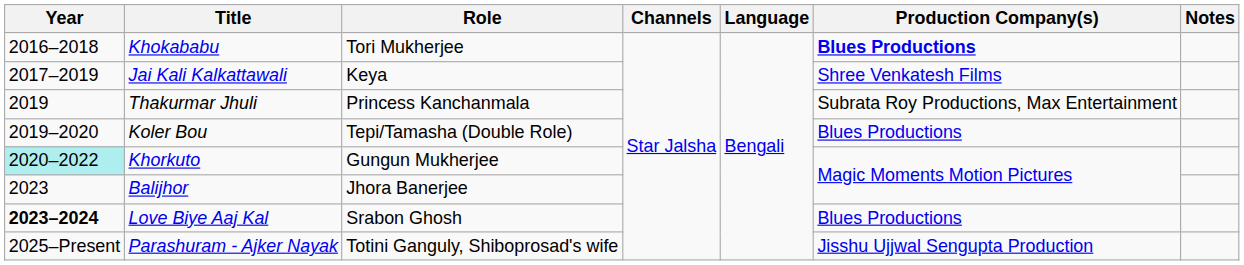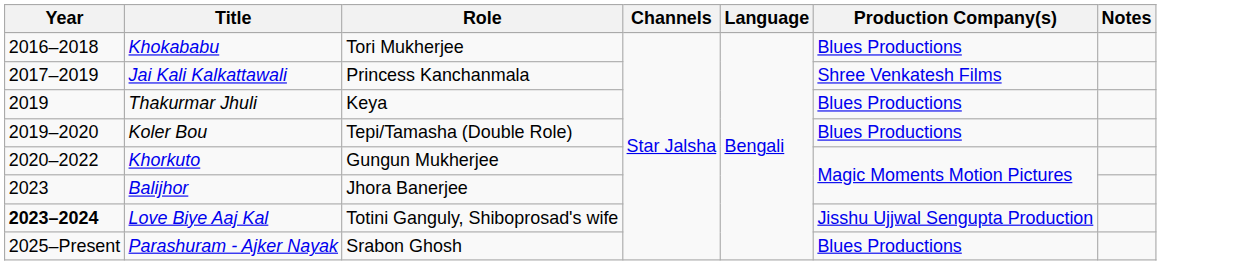(897, 47) bold -> (890, 47) normal
(367, 75) Keya -> (438, 75) Princess Kanchanmala
(438, 103) Princess Kanchanmala -> (367, 103) Keya
(997, 103) Subrata Roy Productions, Max Entertainment -> (890, 103) Blues Productions
(54, 160) paleturquoise background -> (54, 160) no background
(404, 217) Srabon Ghosh -> (482, 217) Totini Ganguly, Shiboprosad's wife
(890, 217) Blues Productions -> (955, 217) Jisshu Ujjwal Sengupta Production
(482, 246) Totini Ganguly, Shiboprosad's wife -> (404, 246) Srabon Ghosh
(955, 246) Jisshu Ujjwal Sengupta Production -> (890, 246) Blues Productions
